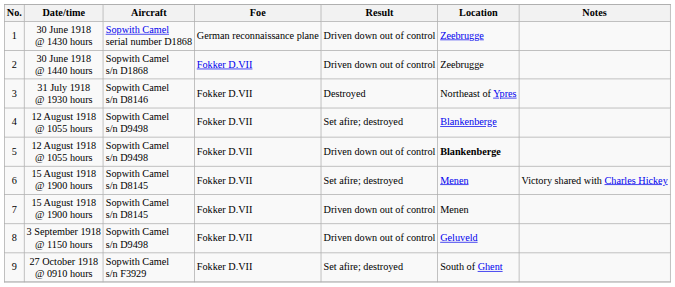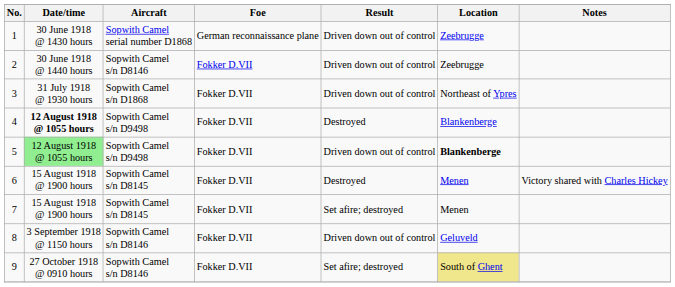(137, 65) Sopwith Camel s/n D1868 -> (137, 65) Sopwith Camel s/n D8146
(137, 94) Sopwith Camel s/n D8146 -> (137, 94) Sopwith Camel s/n D1868
(345, 94) Destroyed -> (379, 94) Driven down out of control
(64, 123) normal -> (64, 123) bold
(363, 123) Set afire; destroyed -> (345, 123) Destroyed
(64, 151) no background -> (64, 151) lightgreen background
(363, 180) Set afire; destroyed -> (345, 180) Destroyed
(379, 209) Driven down out of control -> (363, 209) Set afire; destroyed
(137, 238) Sopwith Camel s/n D9498 -> (137, 238) Sopwith Camel s/n D8146
(137, 267) Sopwith Camel s/n F3929 -> (137, 267) Sopwith Camel s/n D8146
(471, 267) no background -> (471, 267) khaki background
